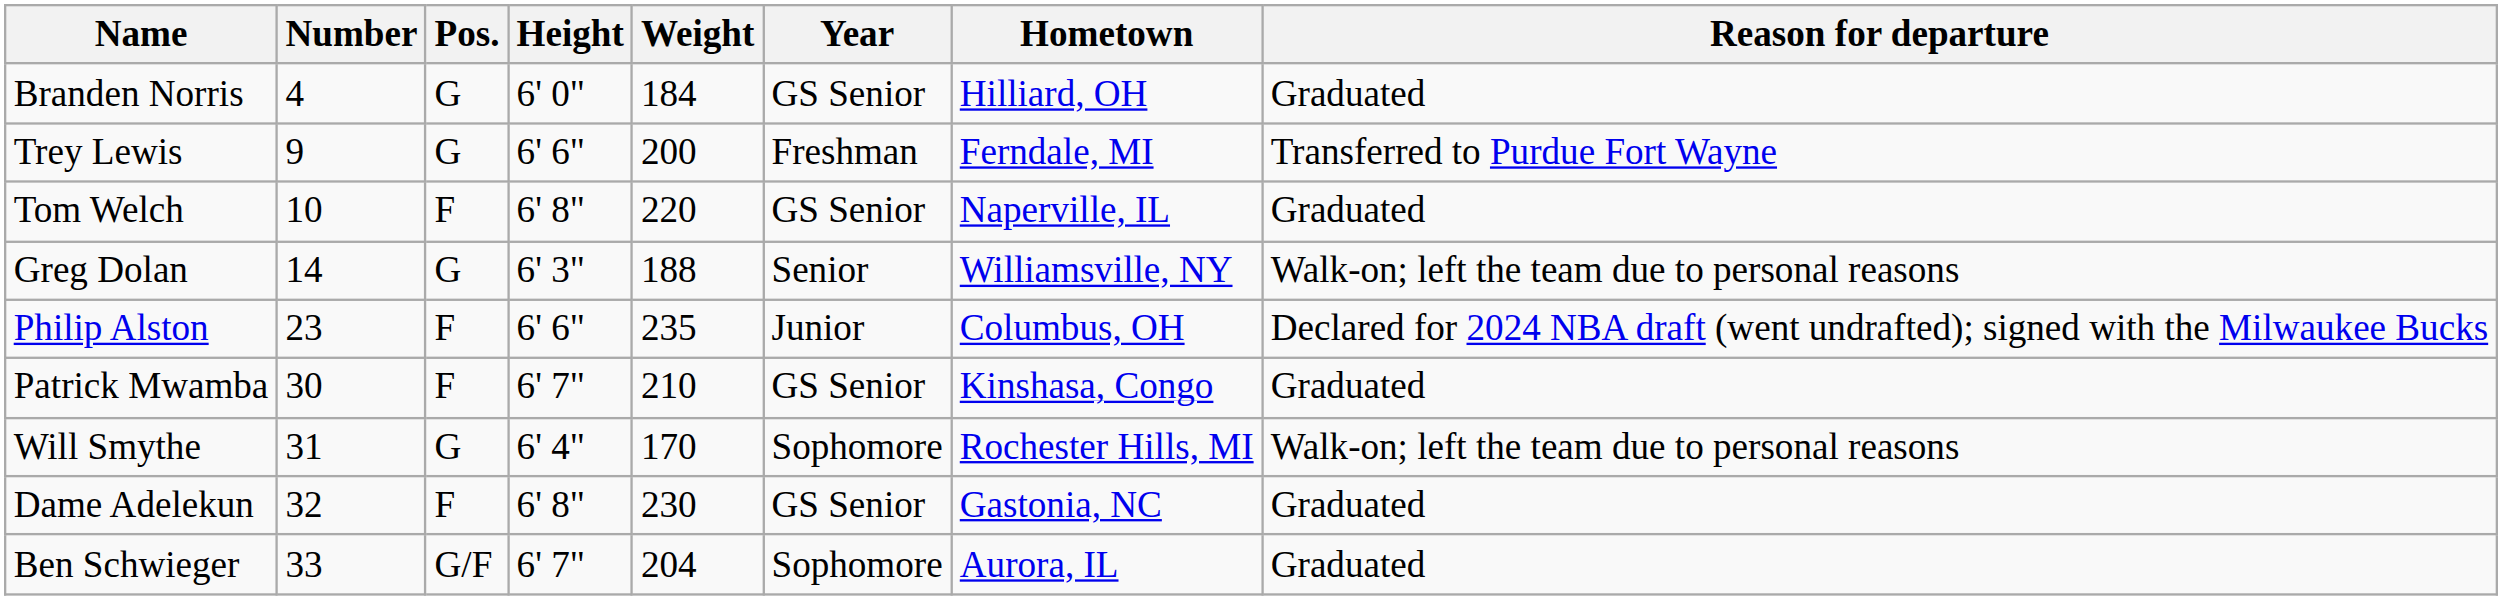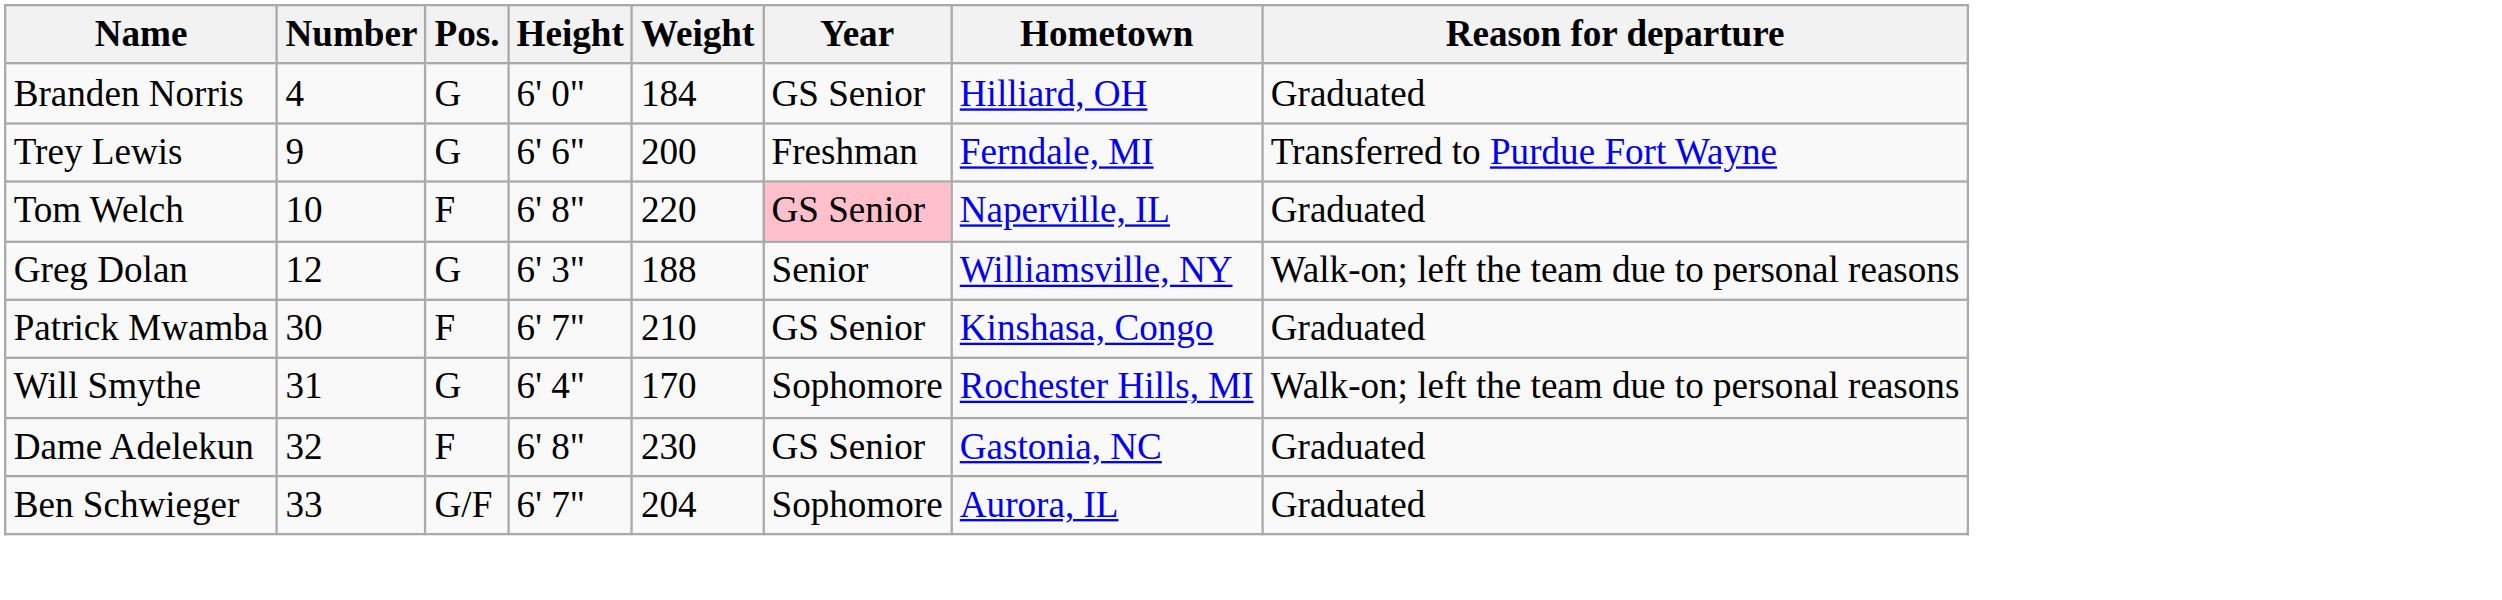(848, 210) no background -> (848, 210) pink background
(304, 269) 14 -> (304, 269) 12
- row: (111, 328)
